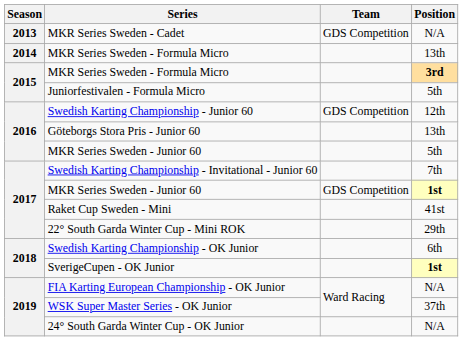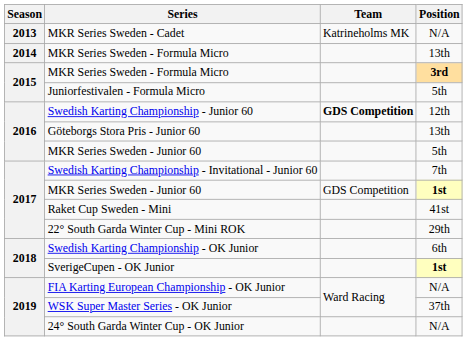(366, 33) GDS Competition -> (366, 33) Katrineholms MK
(366, 111) normal -> (368, 111) bold
